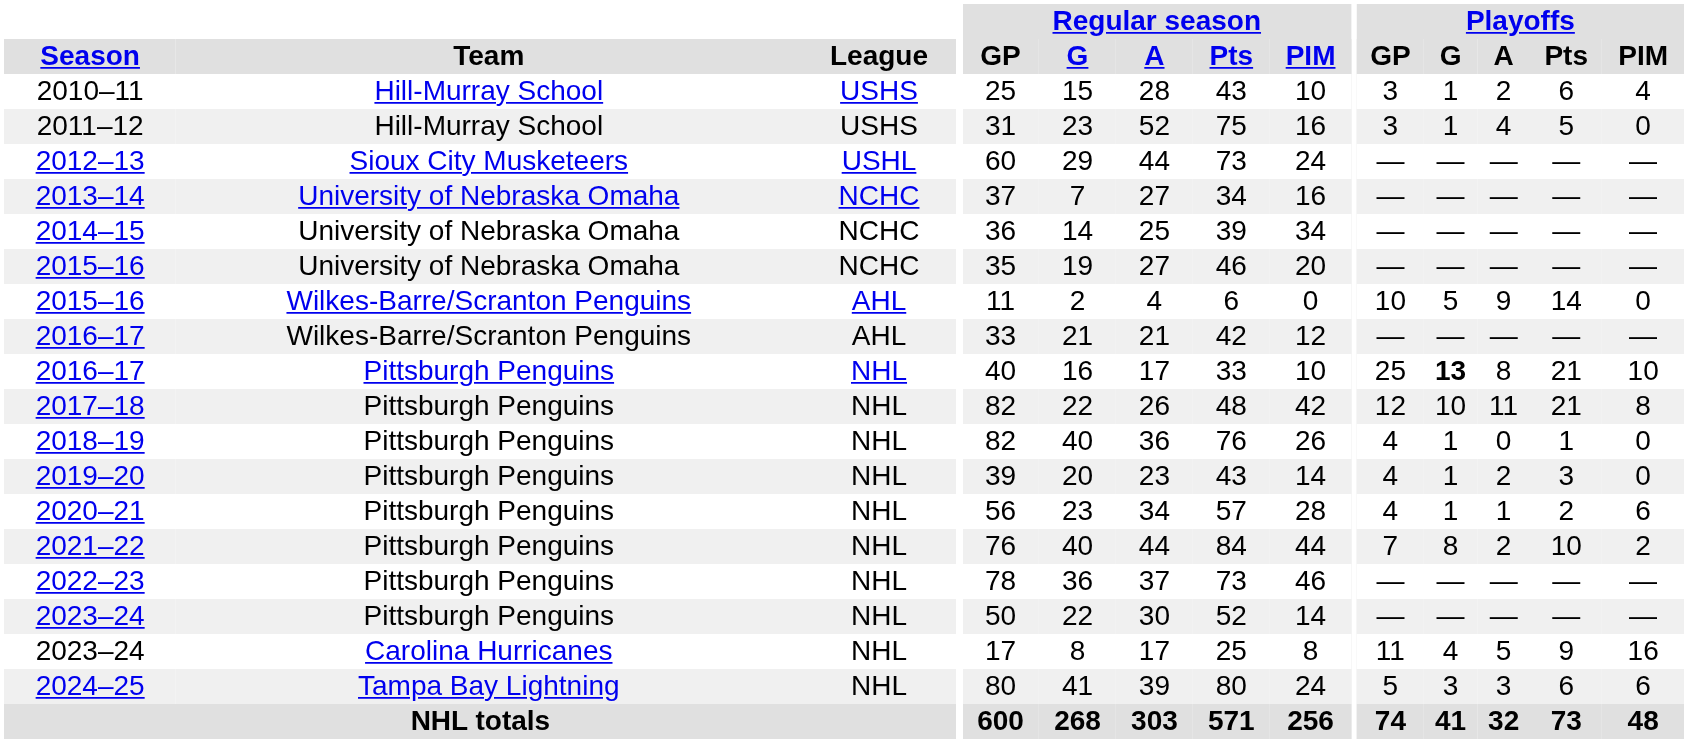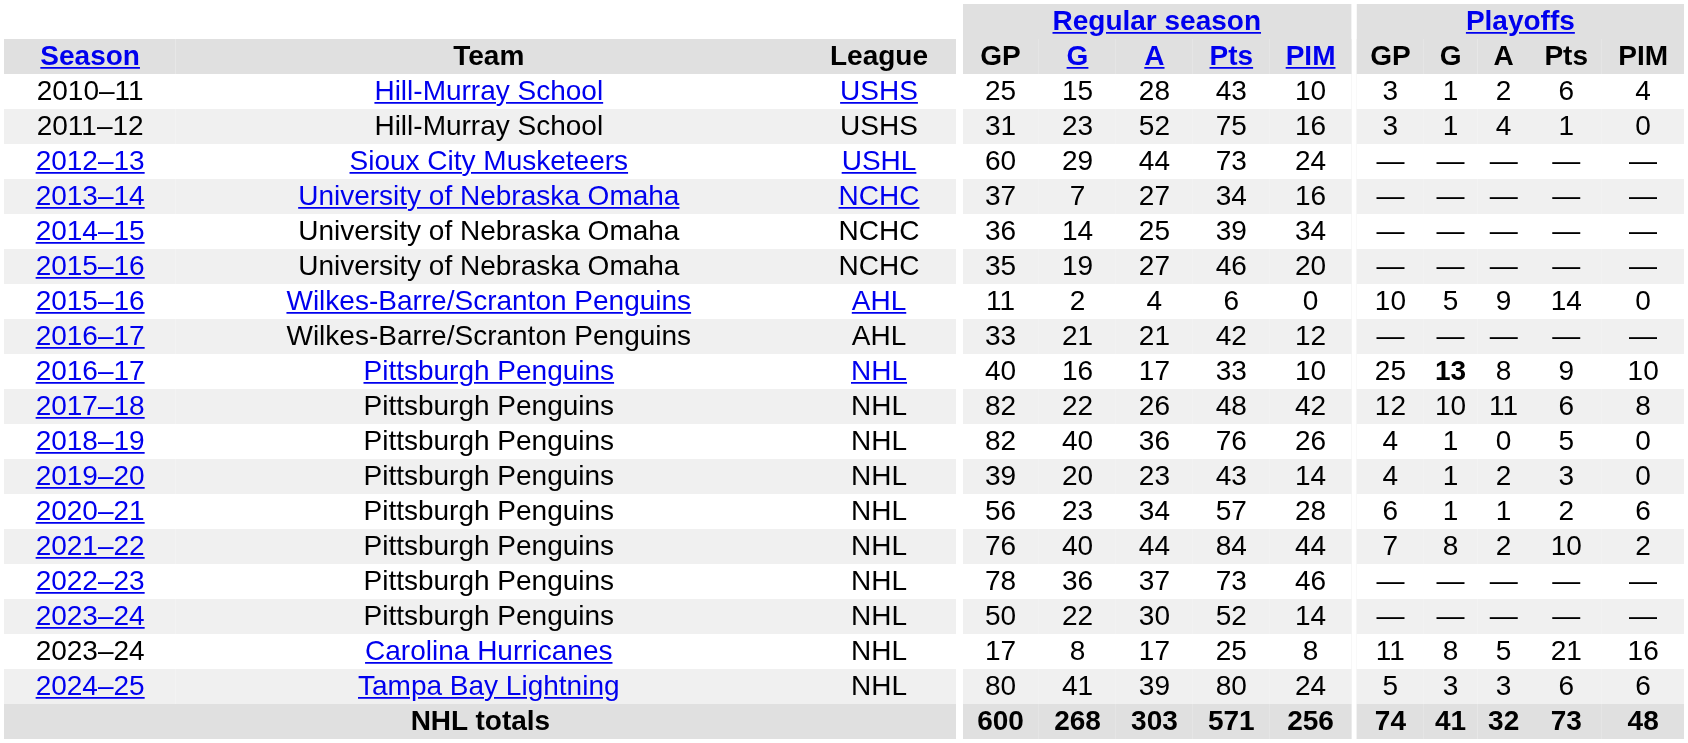(1566, 126) 5 -> (1566, 126) 1
(1566, 371) 21 -> (1566, 371) 9
(1566, 406) 21 -> (1566, 406) 6
(1566, 441) 1 -> (1566, 441) 5
(1390, 511) 4 -> (1390, 511) 6
(1451, 651) 4 -> (1451, 651) 8
(1566, 651) 9 -> (1566, 651) 21
